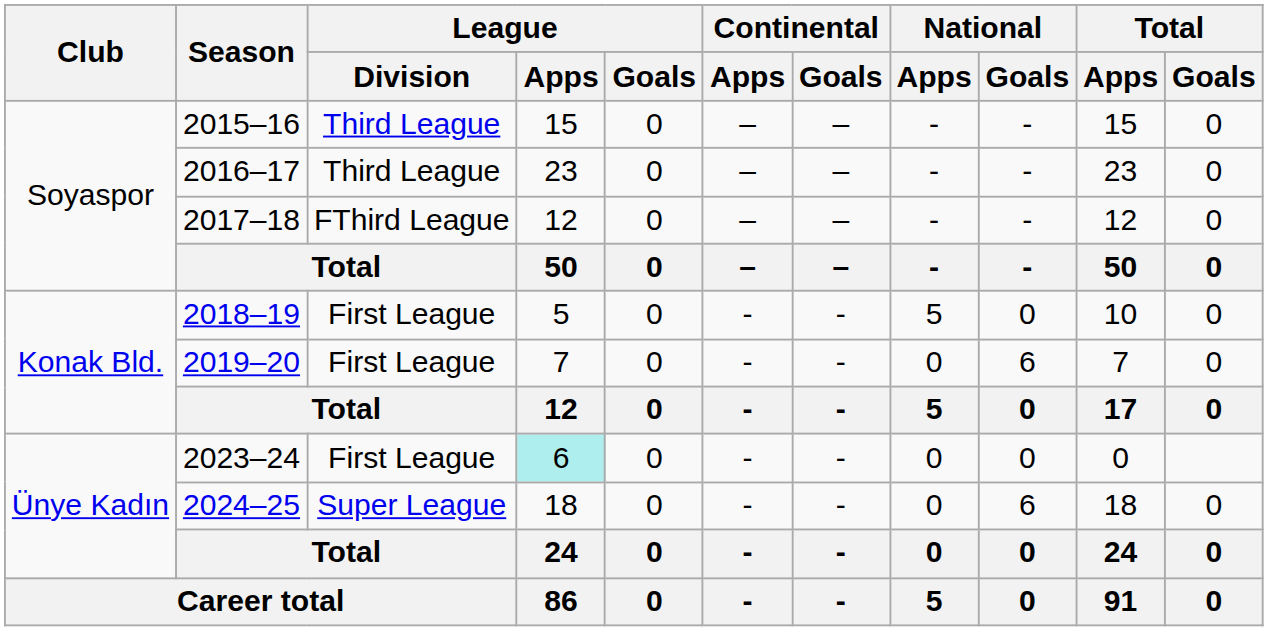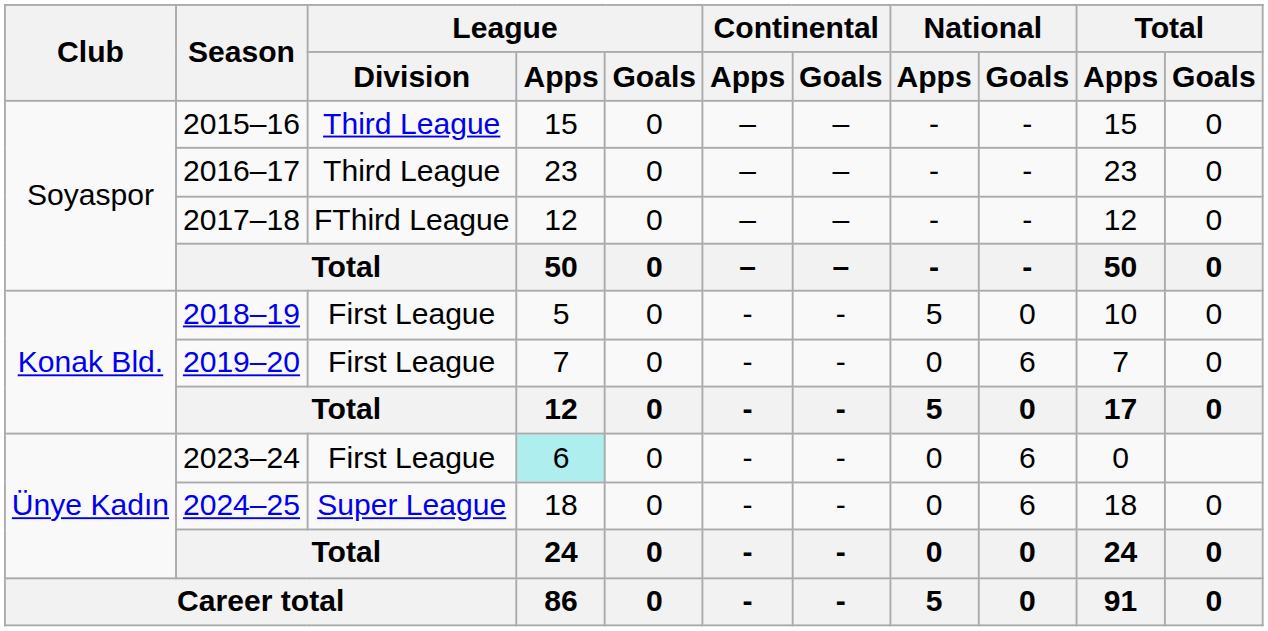(1027, 457) 0 -> (1027, 457) 6
